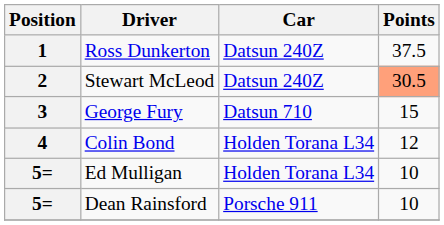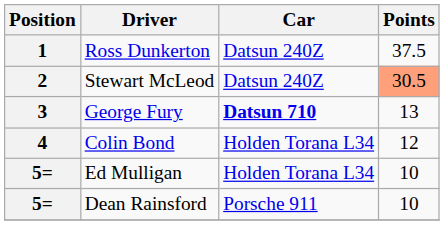(268, 111) normal -> (270, 111) bold
(409, 111) 15 -> (409, 111) 13
